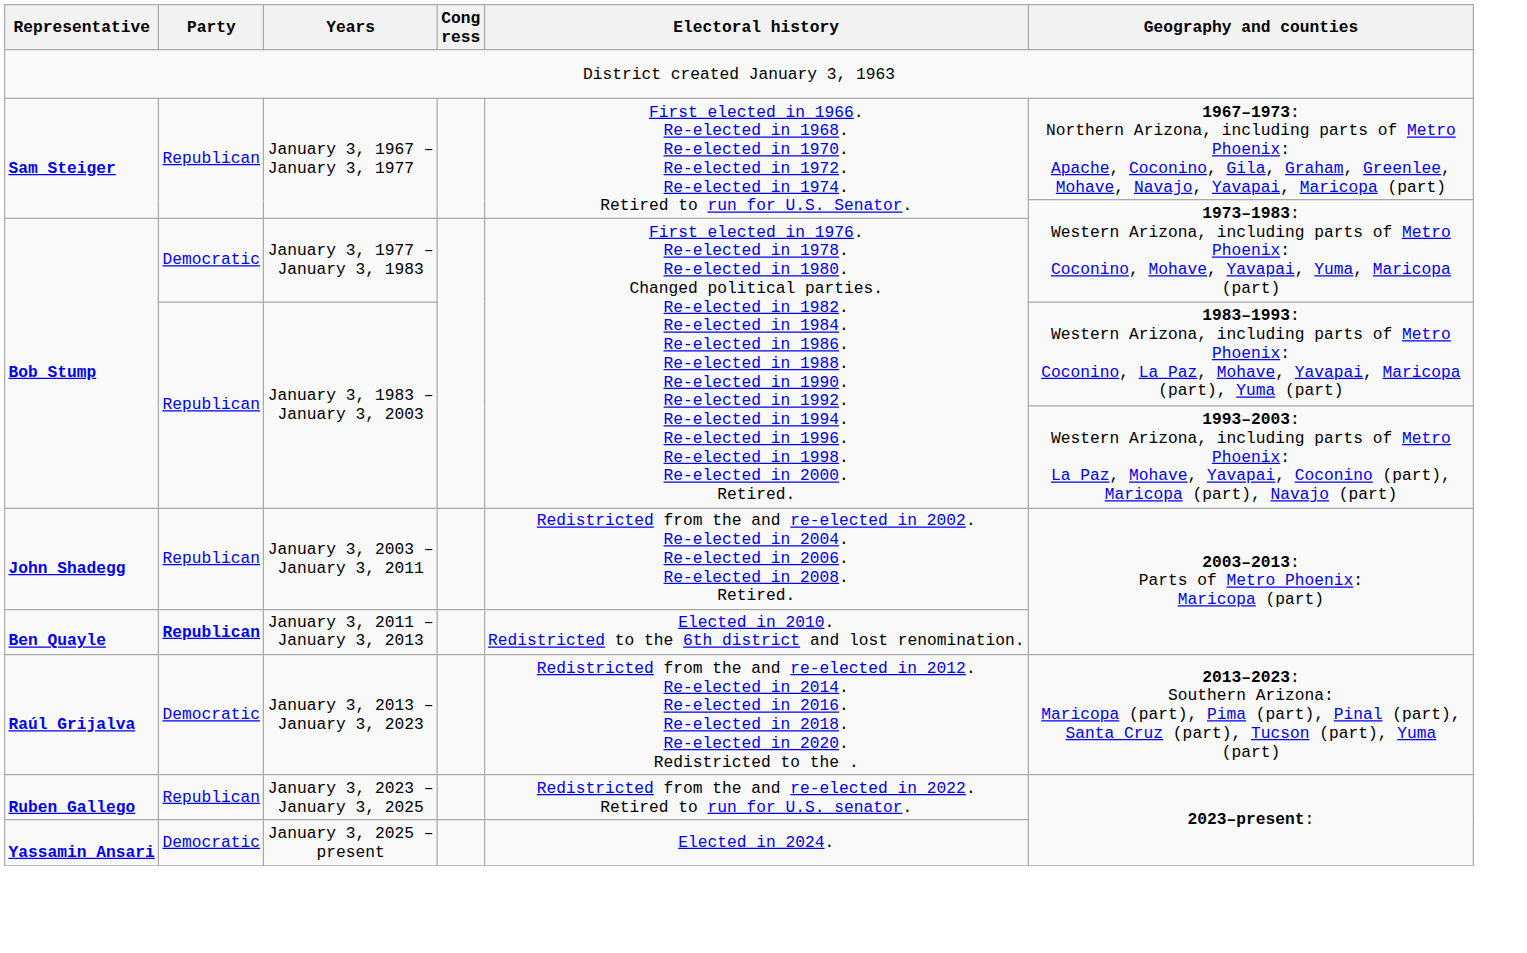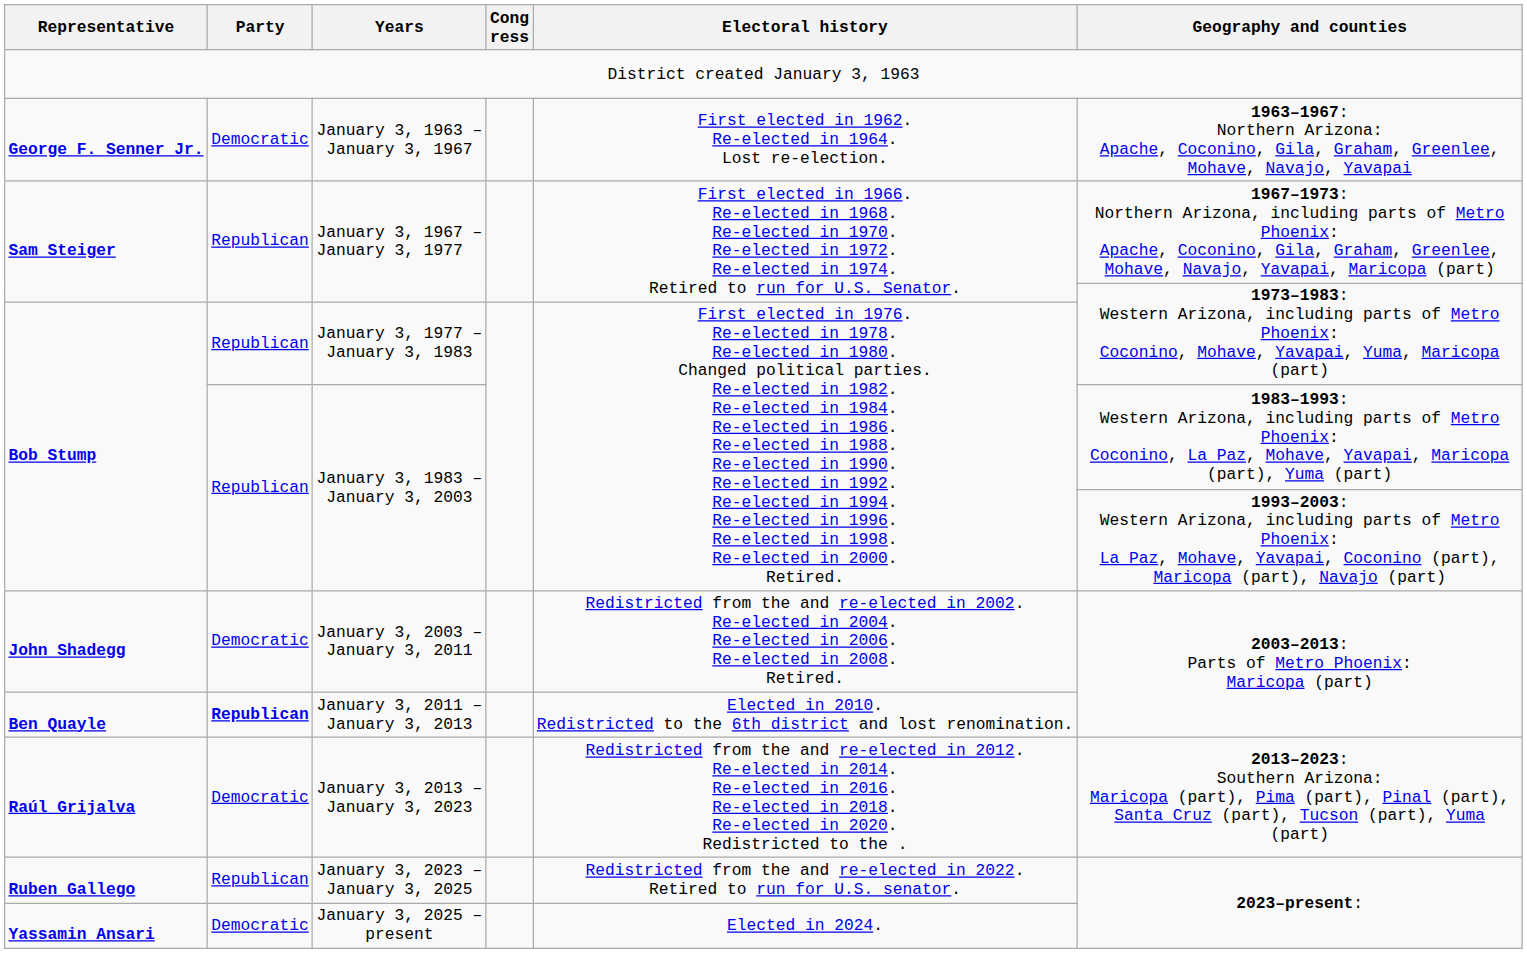+ row: (106, 149)
(211, 260) Democratic -> (260, 343) Republican
(211, 559) Republican -> (260, 641) Democratic
